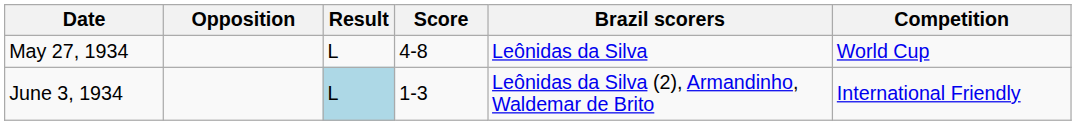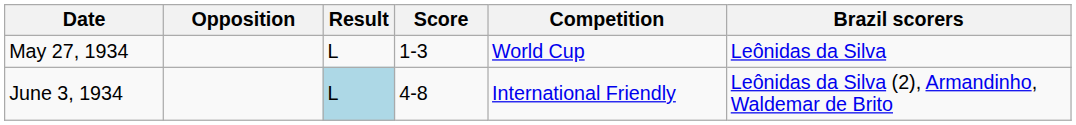columns swapped: (660, 20) <-> (952, 20)
(413, 51) 4-8 -> (413, 51) 1-3
(413, 93) 1-3 -> (413, 93) 4-8
